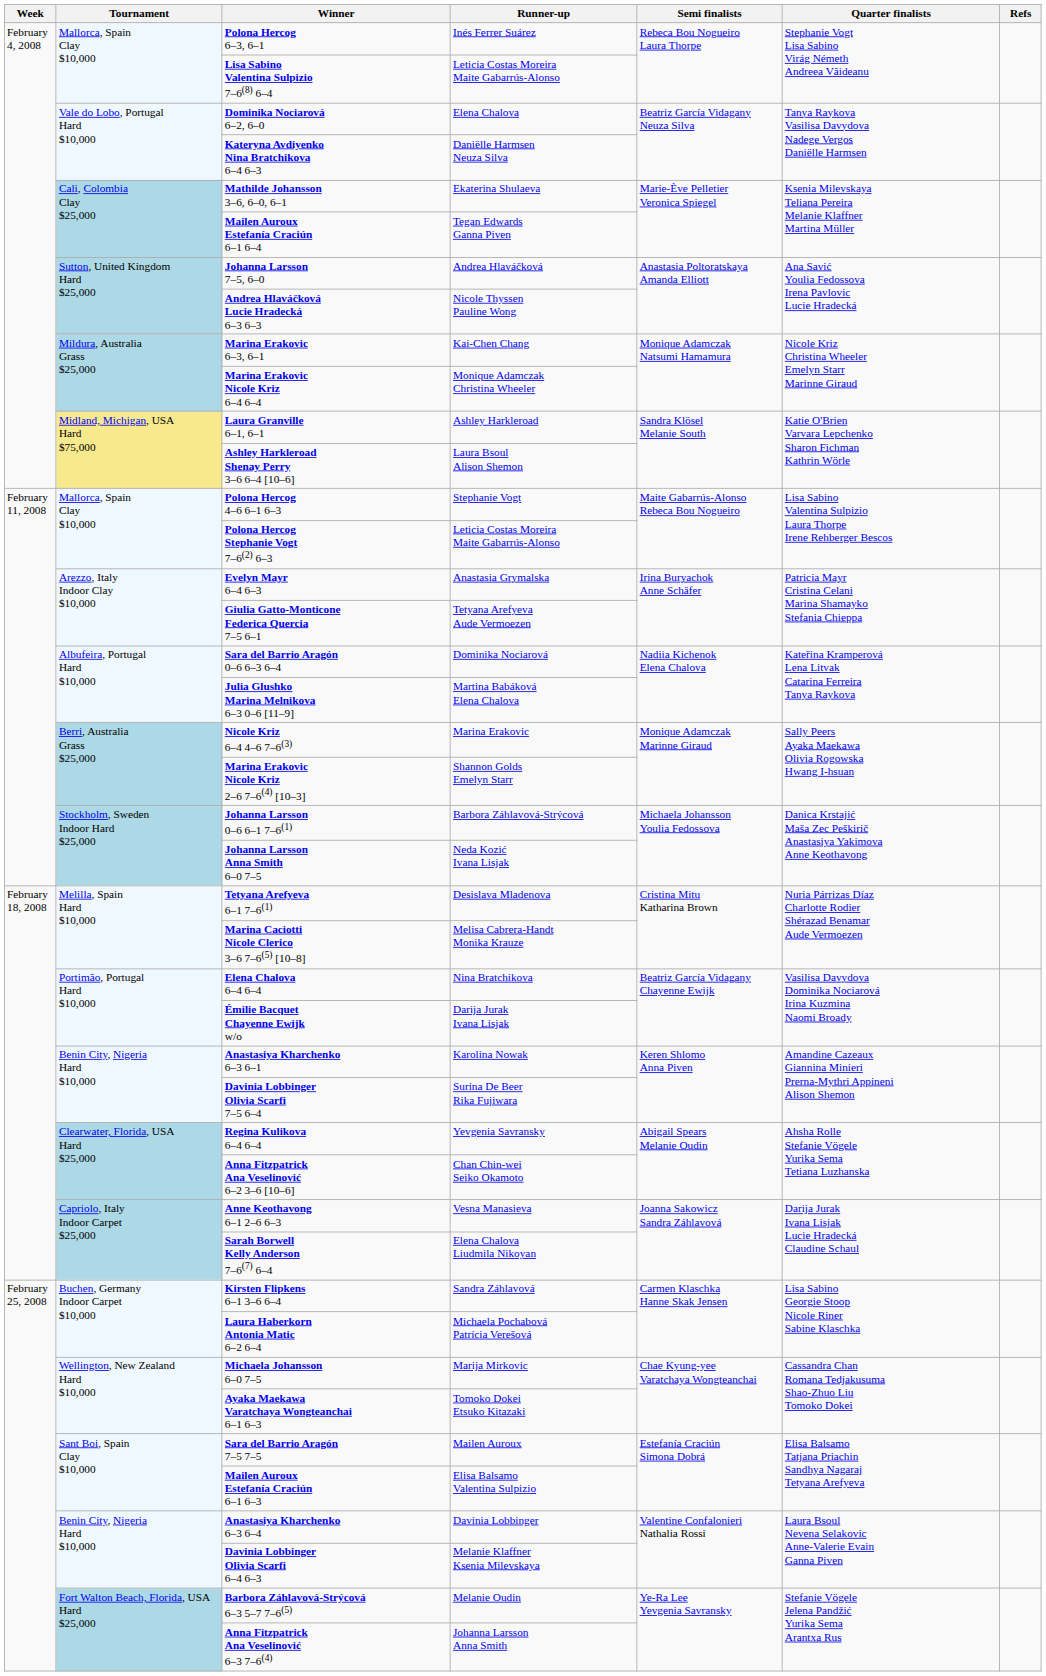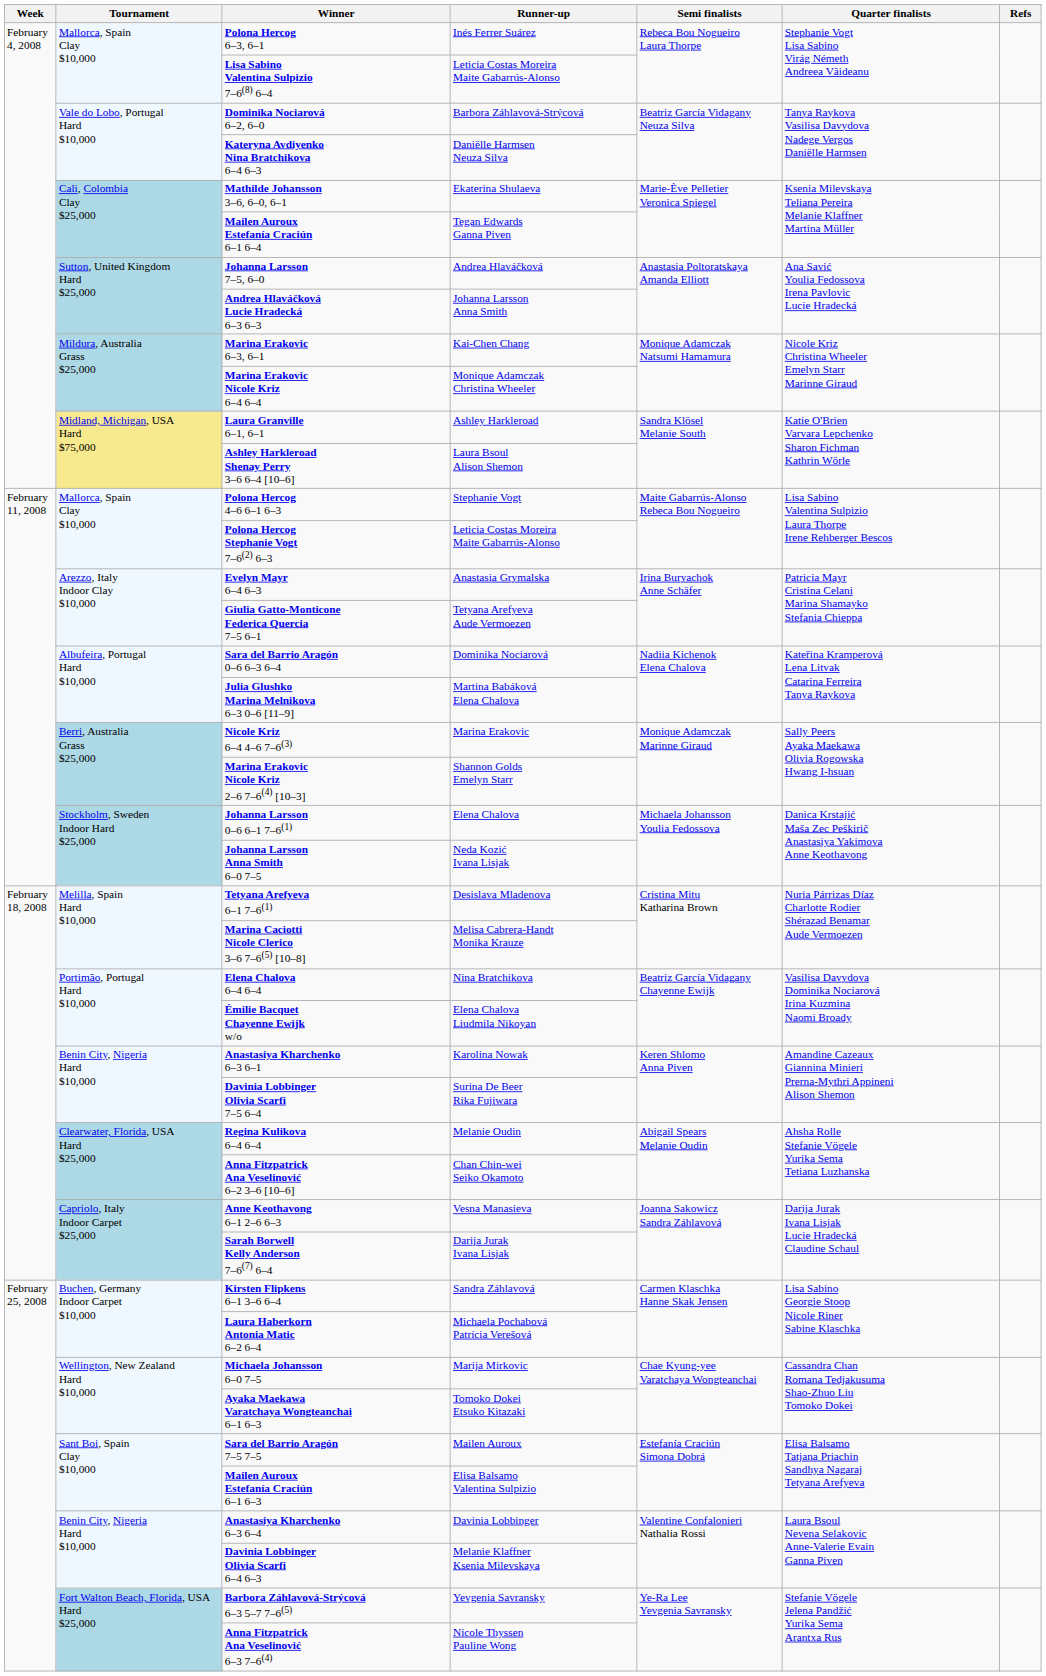(486, 112) Elena Chalova -> (518, 112) Barbora Záhlavová-Strýcová
(488, 304) Nicole Thyssen Pauline Wong -> (491, 304) Johanna Larsson Anna Smith
(518, 814) Barbora Záhlavová-Strýcová -> (486, 814) Elena Chalova
(481, 1016) Darija Jurak Ivana Lisjak -> (495, 1016) Elena Chalova Liudmila Nikoyan
(499, 1131) Yevgenia Savransky -> (487, 1131) Melanie Oudin
(495, 1247) Elena Chalova Liudmila Nikoyan -> (481, 1247) Darija Jurak Ivana Lisjak
(487, 1597) Melanie Oudin -> (499, 1597) Yevgenia Savransky
(491, 1638) Johanna Larsson Anna Smith -> (488, 1638) Nicole Thyssen Pauline Wong
